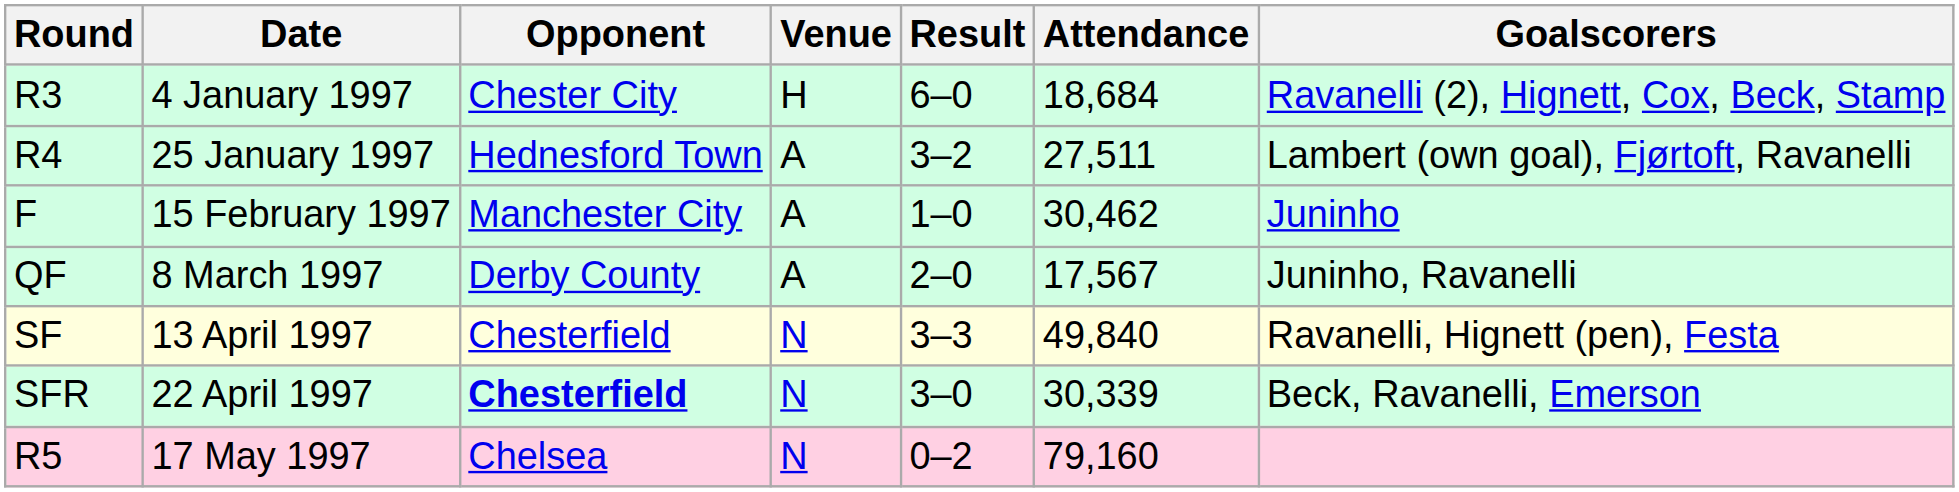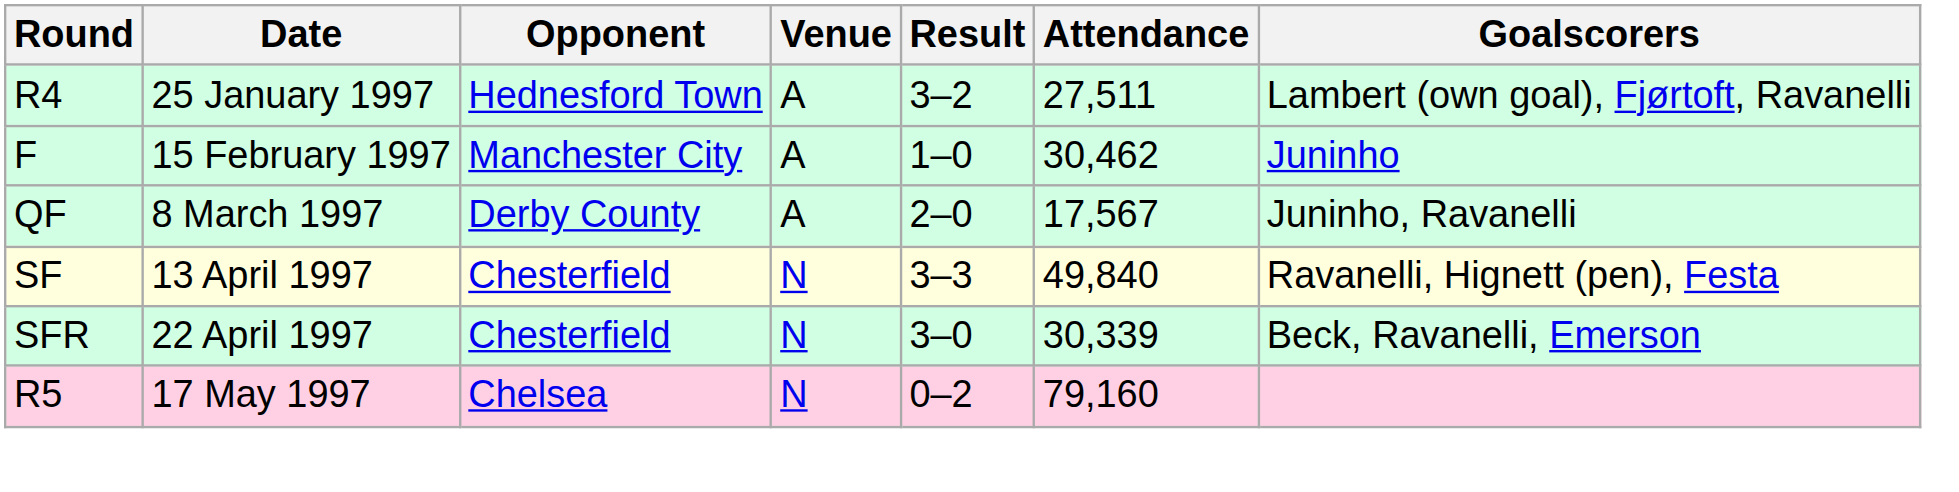- row: (282, 94)
(578, 395) bold -> (569, 335) normal
